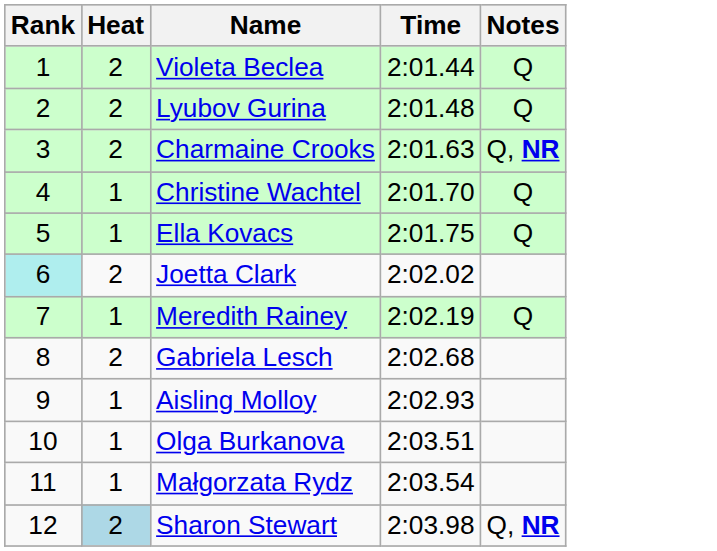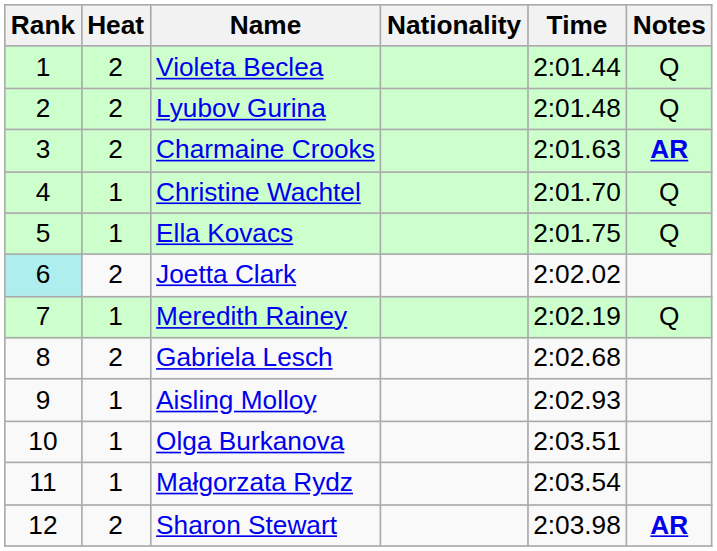+ column: (454, 25)
(523, 150) Q, NR -> (669, 150) AR
(116, 524) lightblue background -> (116, 524) no background
(523, 524) Q, NR -> (669, 524) AR
